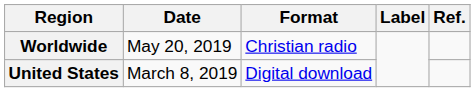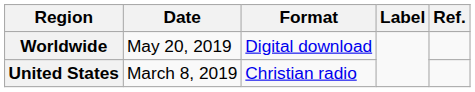(301, 45) Christian radio -> (309, 45) Digital download
(309, 73) Digital download -> (301, 73) Christian radio
